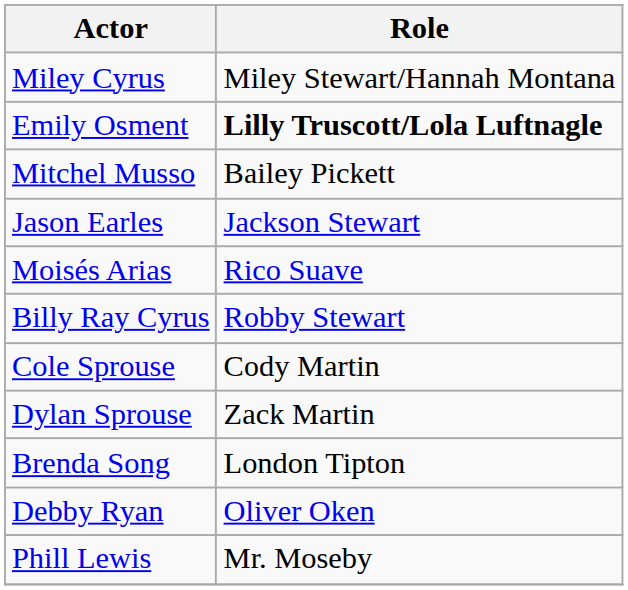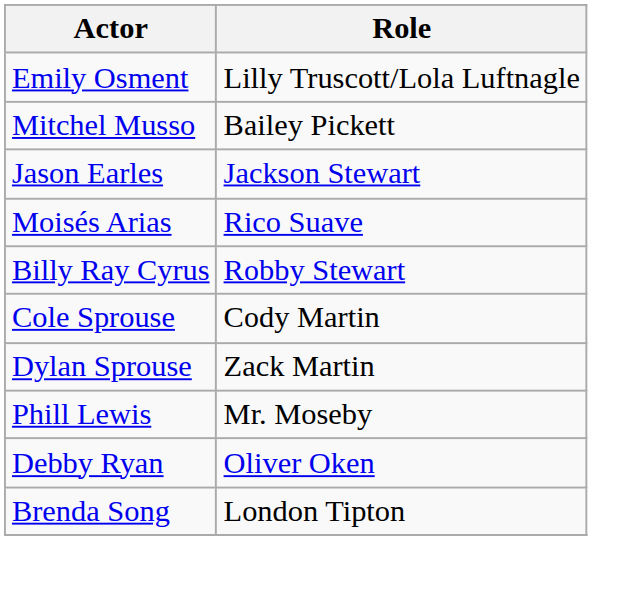- row: (88, 76)
(413, 125) bold -> (402, 76) normal
rows swapped: (91, 462) <-> (82, 558)
